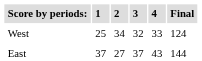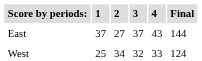rows swapped: (18, 33) <-> (17, 54)
